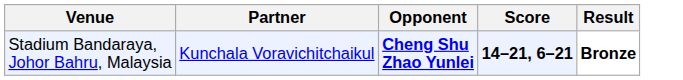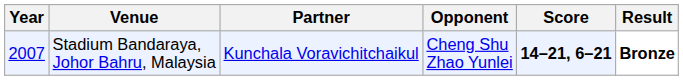+ column: (27, 18)
(428, 53) bold -> (470, 53) normal
